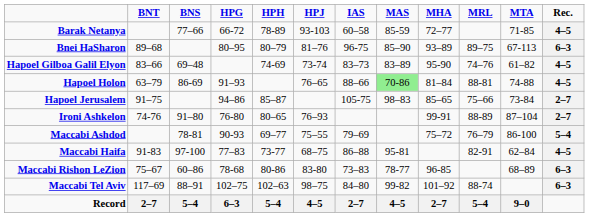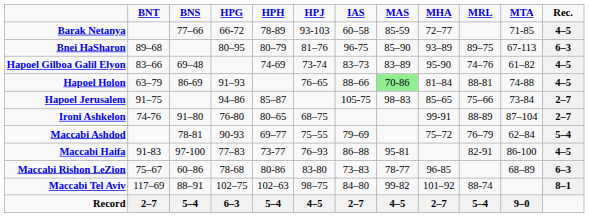(315, 117) 76–93 -> (315, 117) 68–75
(522, 134) 86-100 -> (522, 134) 62–84
(315, 152) 68–75 -> (315, 152) 76–93
(522, 152) 62–84 -> (522, 152) 86-100
(563, 186) 6–3 -> (563, 186) 8–1
